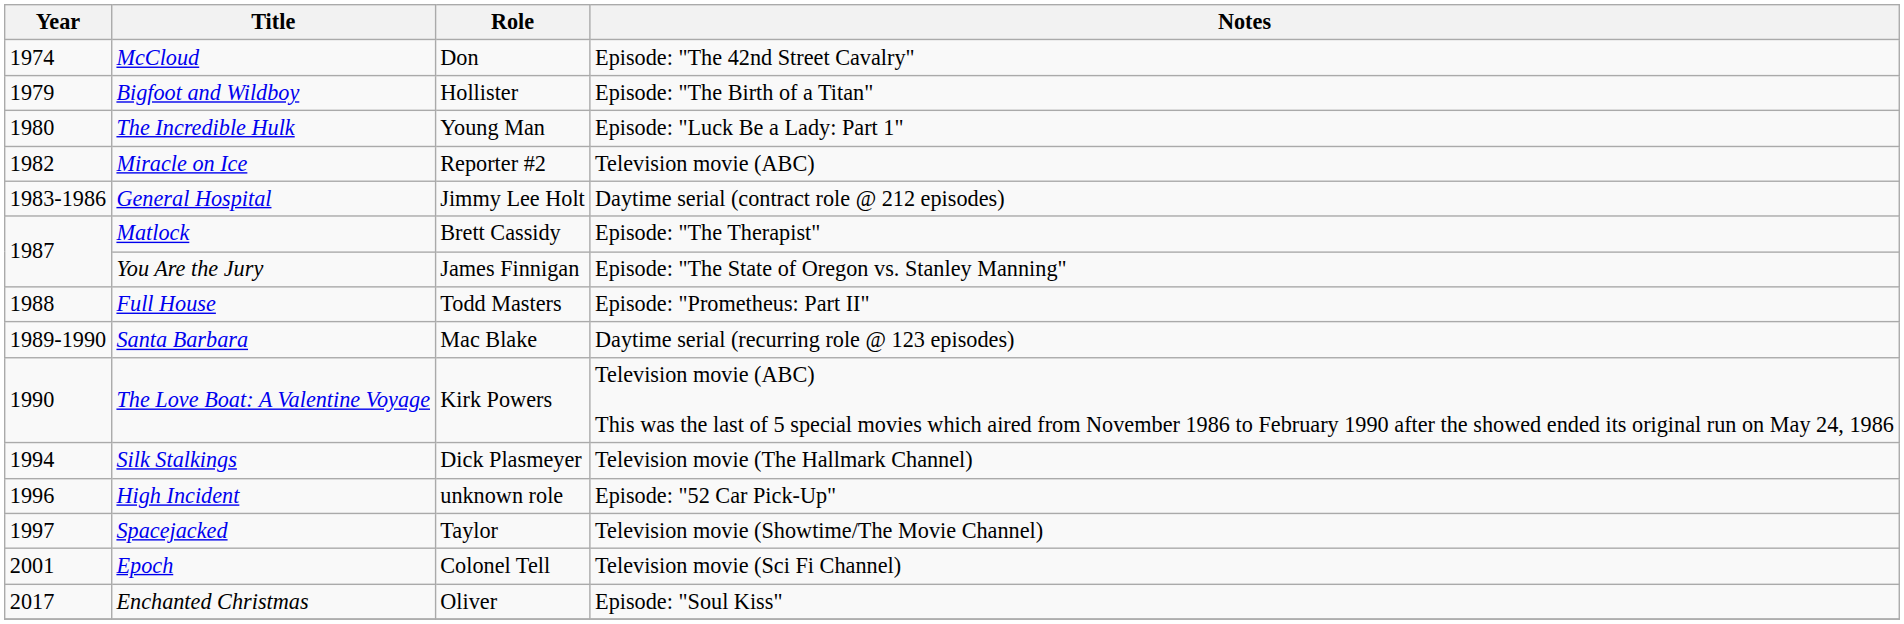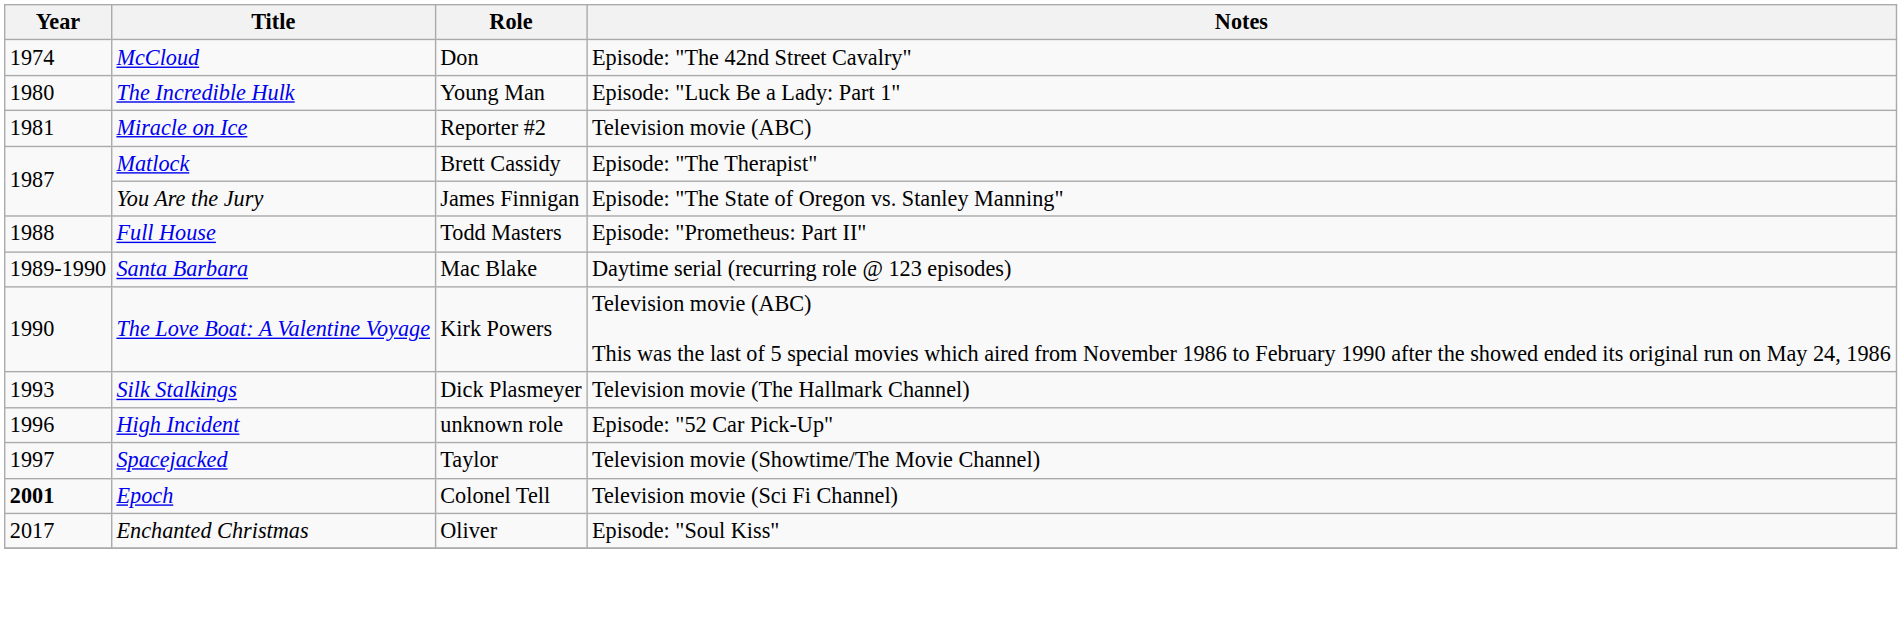- row: (208, 92)
(32, 163) 1982 -> (32, 127) 1981
- row: (194, 198)
(32, 460) 1994 -> (32, 389) 1993
(32, 565) normal -> (32, 495) bold
